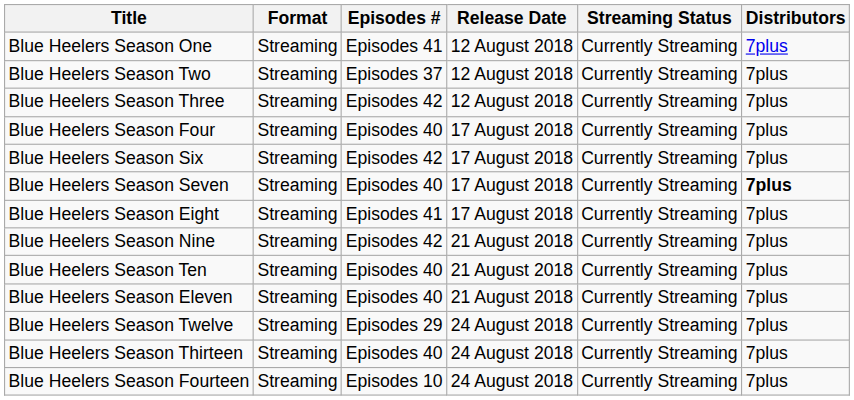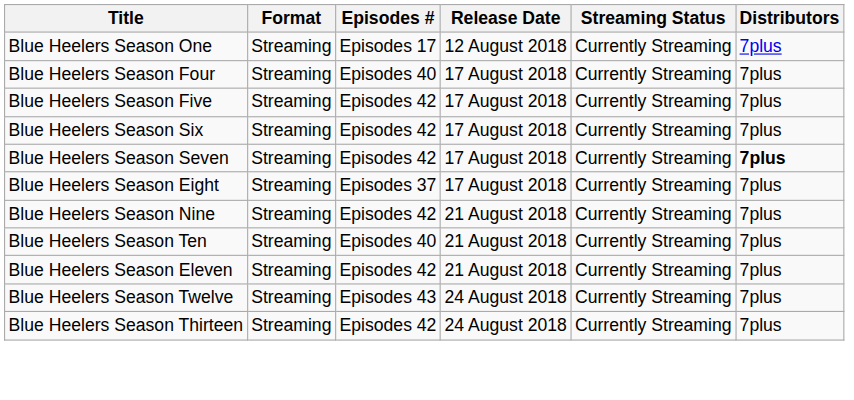(394, 46) Episodes 41 -> (388, 46) Episodes 17
- row: (110, 74)
- row: (117, 102)
+ row: (110, 102)
(394, 185) Episodes 40 -> (388, 158) Episodes 42
(394, 213) Episodes 41 -> (388, 185) Episodes 37
(394, 297) Episodes 40 -> (388, 269) Episodes 42
(394, 325) Episodes 29 -> (388, 297) Episodes 43
(394, 353) Episodes 40 -> (388, 325) Episodes 42
- row: (129, 381)
